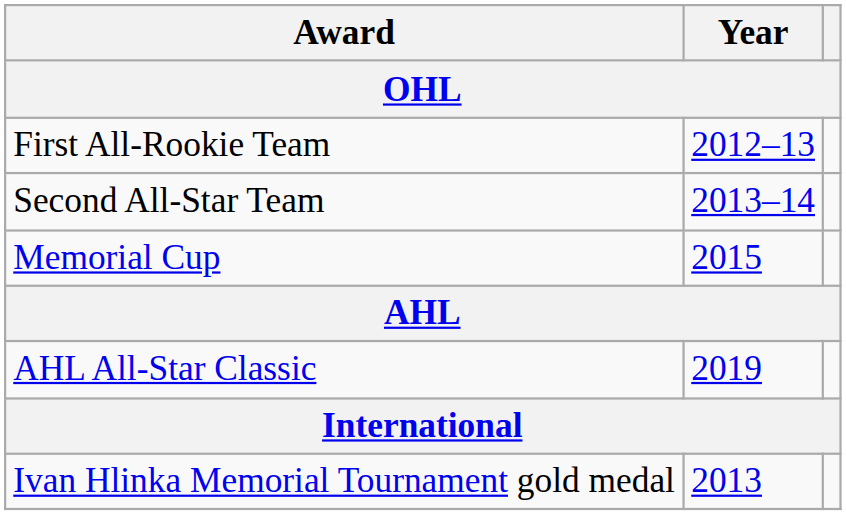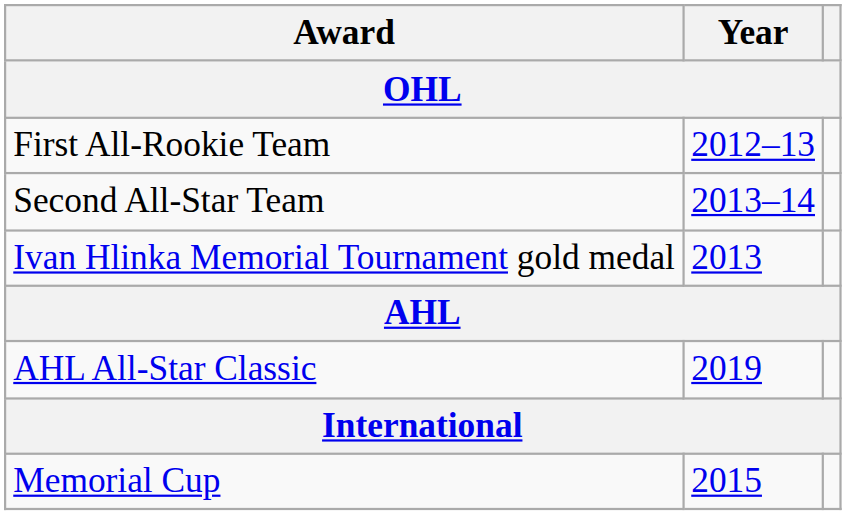rows swapped: (117, 256) <-> (344, 481)
